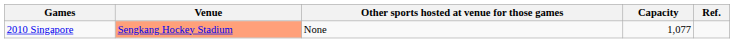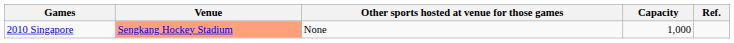(679, 29) 1,077 -> (679, 29) 1,000
